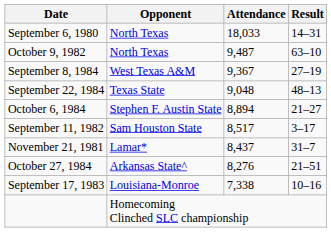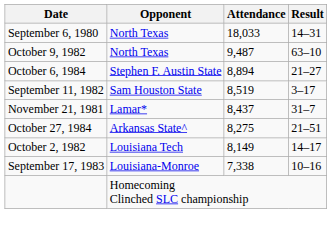- row: (53, 71)
- row: (56, 90)
(240, 128) 8,517 -> (240, 90) 8,519
(240, 166) 8,276 -> (240, 128) 8,275
+ row: (47, 147)
